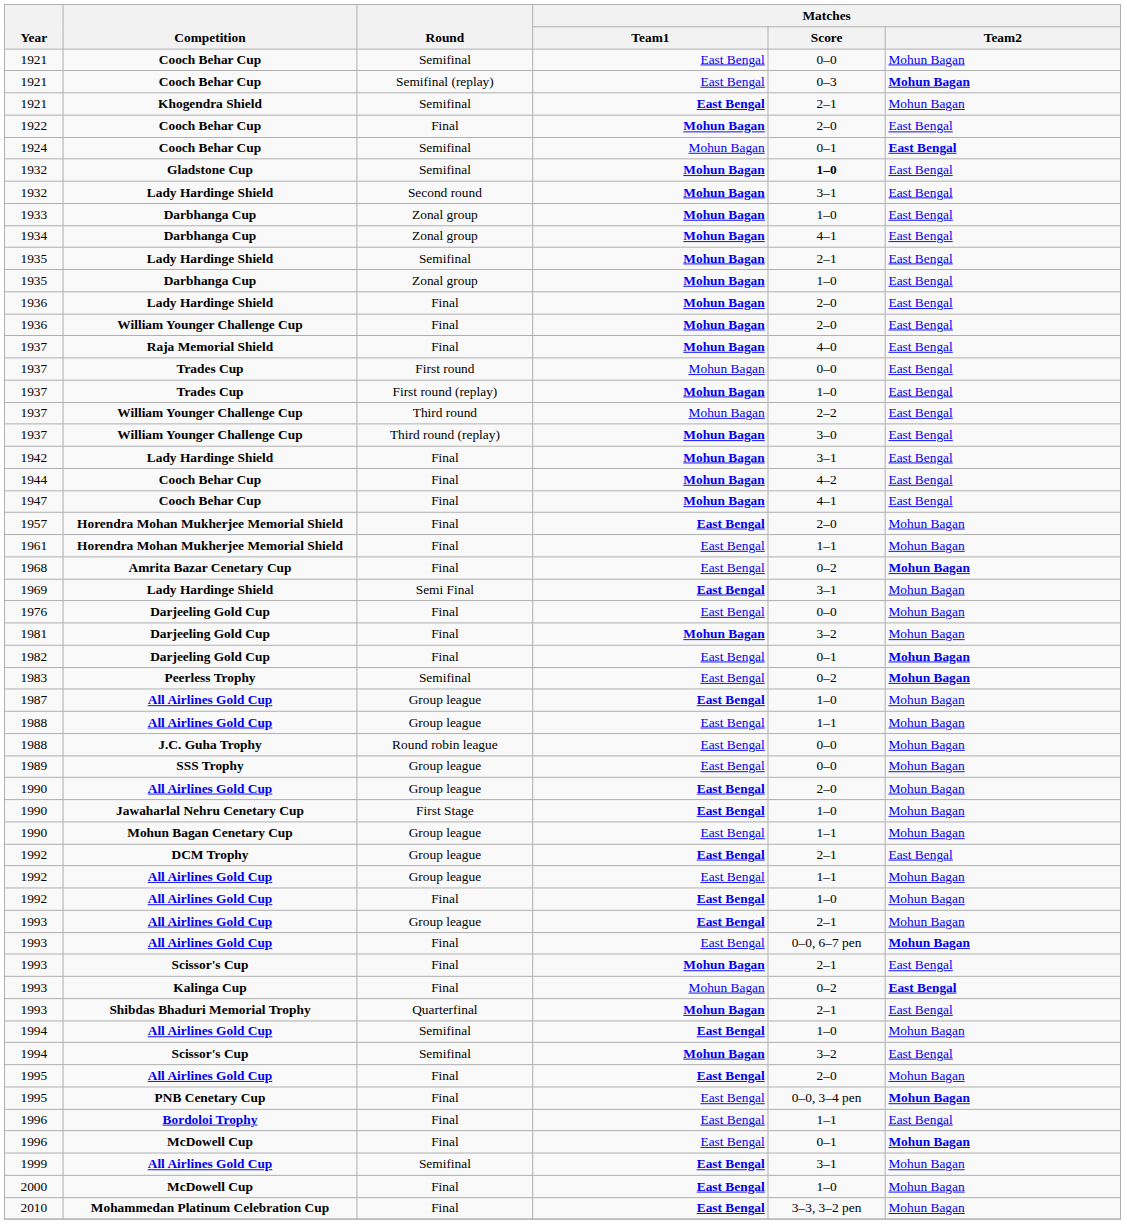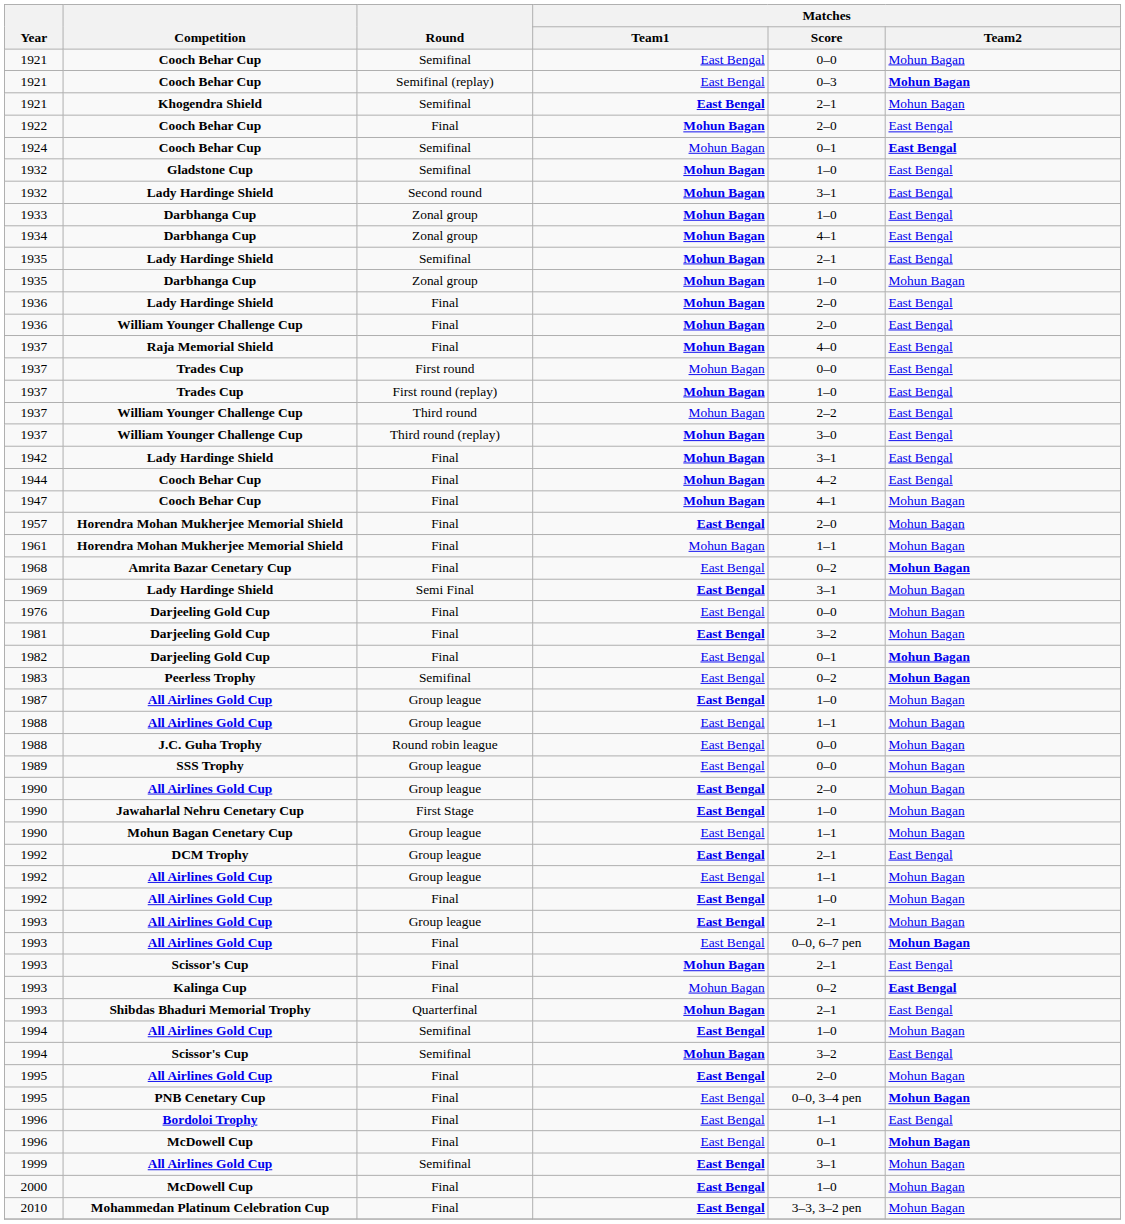(827, 170) bold -> (827, 170) normal
(921, 280) East Bengal -> (927, 280) Mohun Bagan
(921, 501) East Bengal -> (927, 501) Mohun Bagan
(733, 546) East Bengal -> (727, 546) Mohun Bagan
(724, 634) Mohun Bagan -> (731, 634) East Bengal
